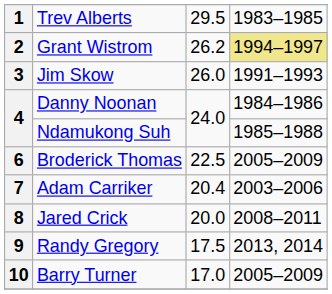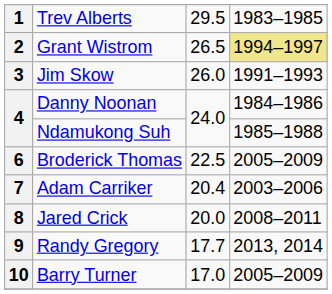(208, 47) 26.2 -> (208, 47) 26.5
(208, 246) 17.5 -> (208, 246) 17.7
